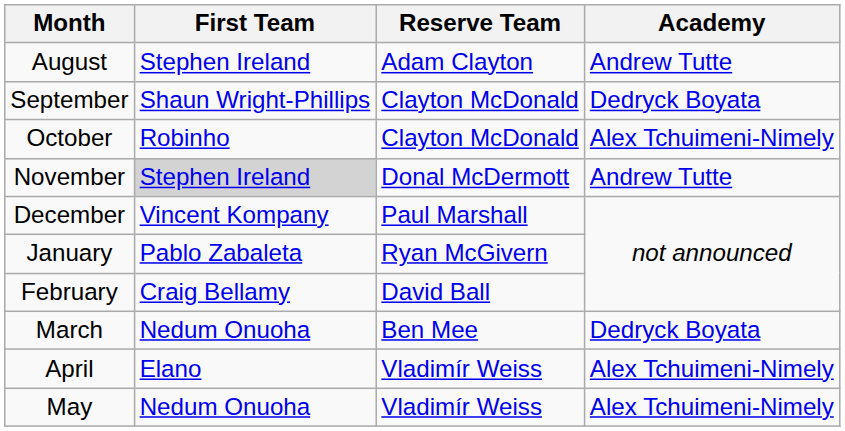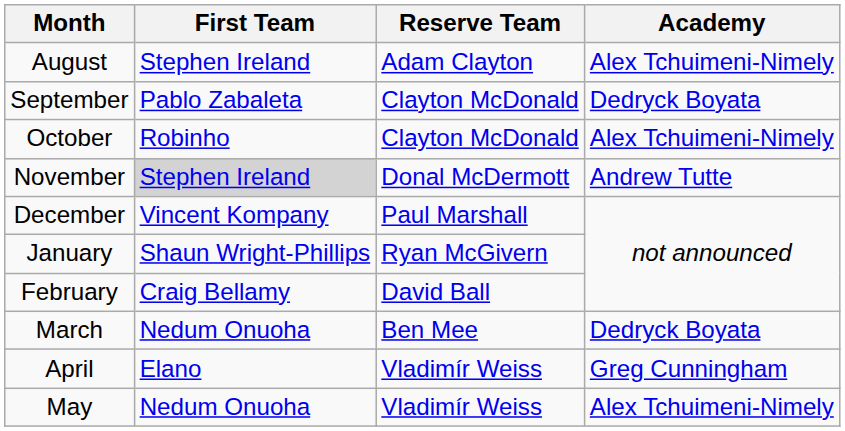(661, 61) Andrew Tutte -> (712, 61) Alex Tchuimeni-Nimely
(255, 100) Shaun Wright-Phillips -> (221, 100) Pablo Zabaleta
(221, 253) Pablo Zabaleta -> (255, 253) Shaun Wright-Phillips
(712, 368) Alex Tchuimeni-Nimely -> (689, 368) Greg Cunningham
